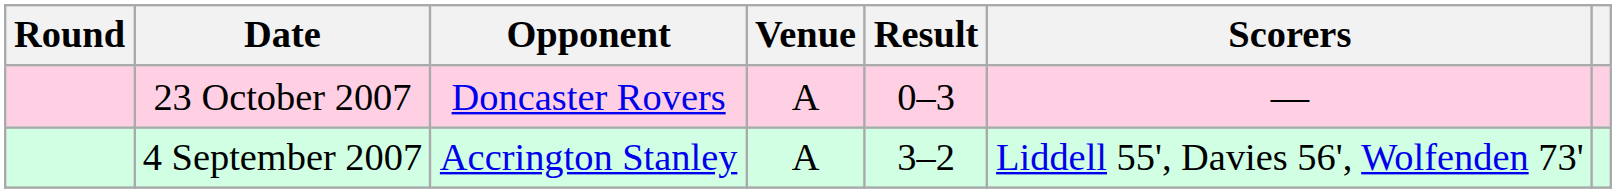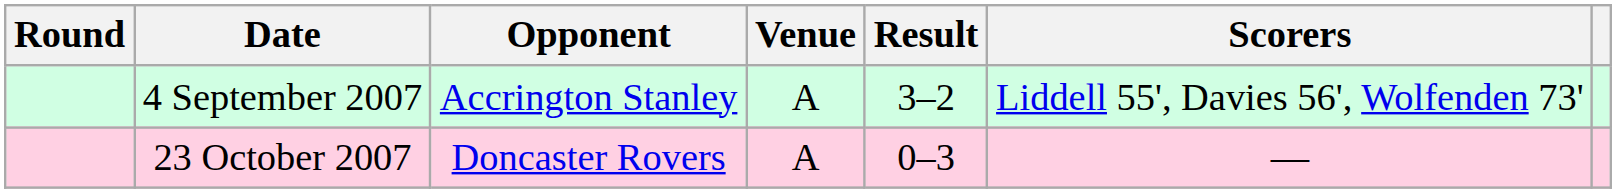rows swapped: (282, 156) <-> (282, 95)
